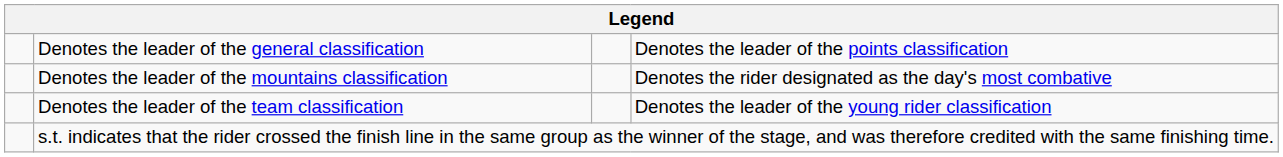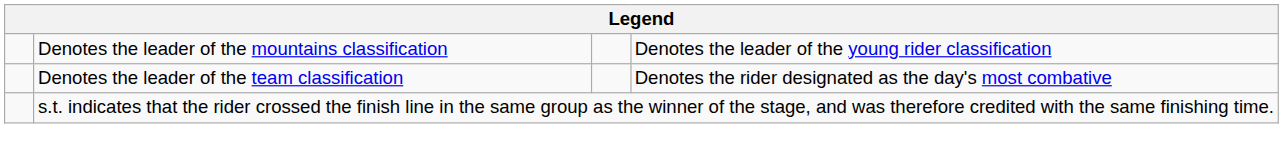- row: (231, 48)
(873, 78) Denotes the rider designated as the day's most combative -> (843, 48) Denotes the leader of the young rider classification
(843, 107) Denotes the leader of the young rider classification -> (873, 78) Denotes the rider designated as the day's most combative
